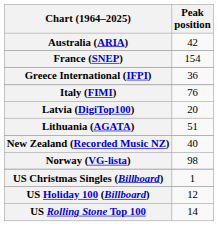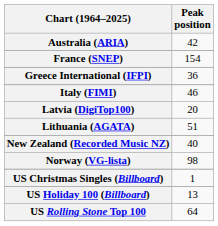(193, 93) 76 -> (193, 93) 46
(193, 195) 12 -> (193, 195) 13
(193, 212) 14 -> (193, 212) 64
